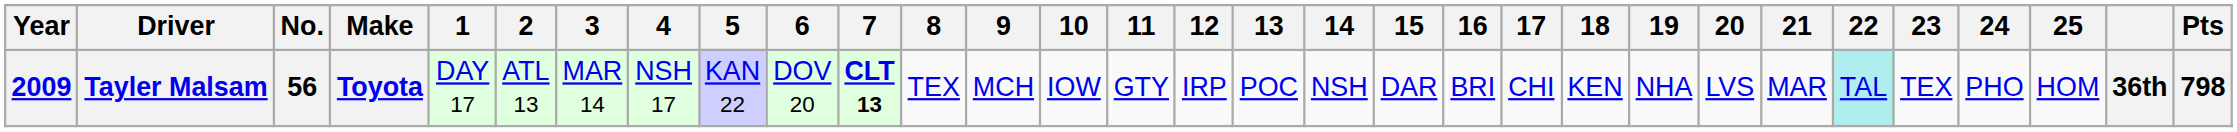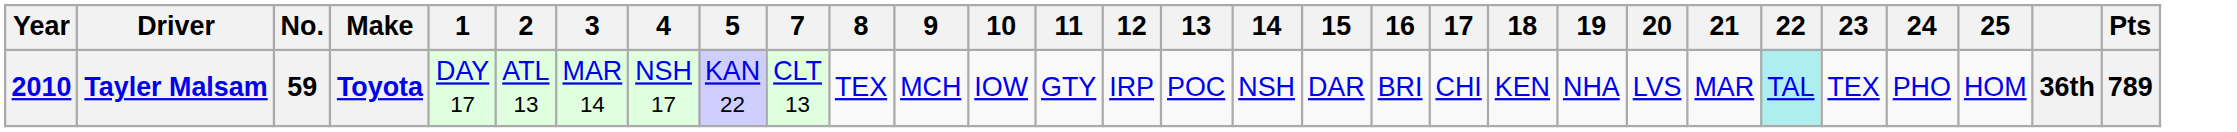- column: (802, 27)
(42, 87) 2009 -> (42, 87) 2010
(302, 87) 56 -> (302, 87) 59
(870, 87) bold -> (798, 86) normal
(2203, 87) 798 -> (2130, 87) 789
